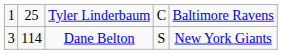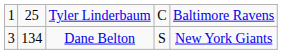(32, 37) 114 -> (32, 37) 134
